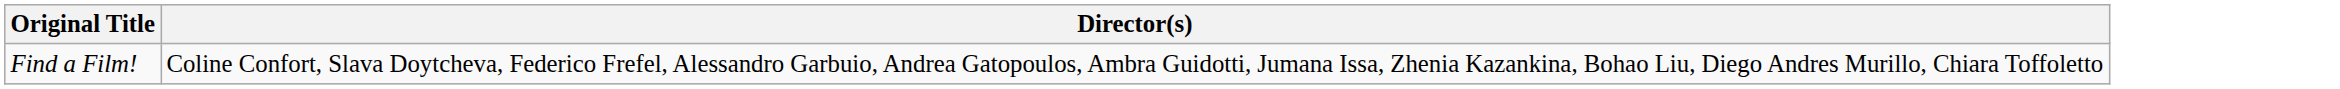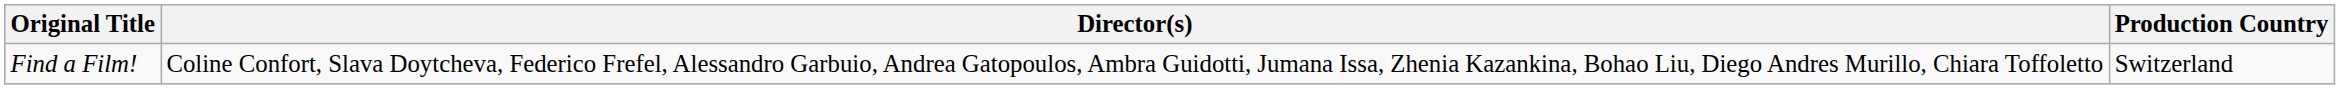+ column: (2222, 24)
